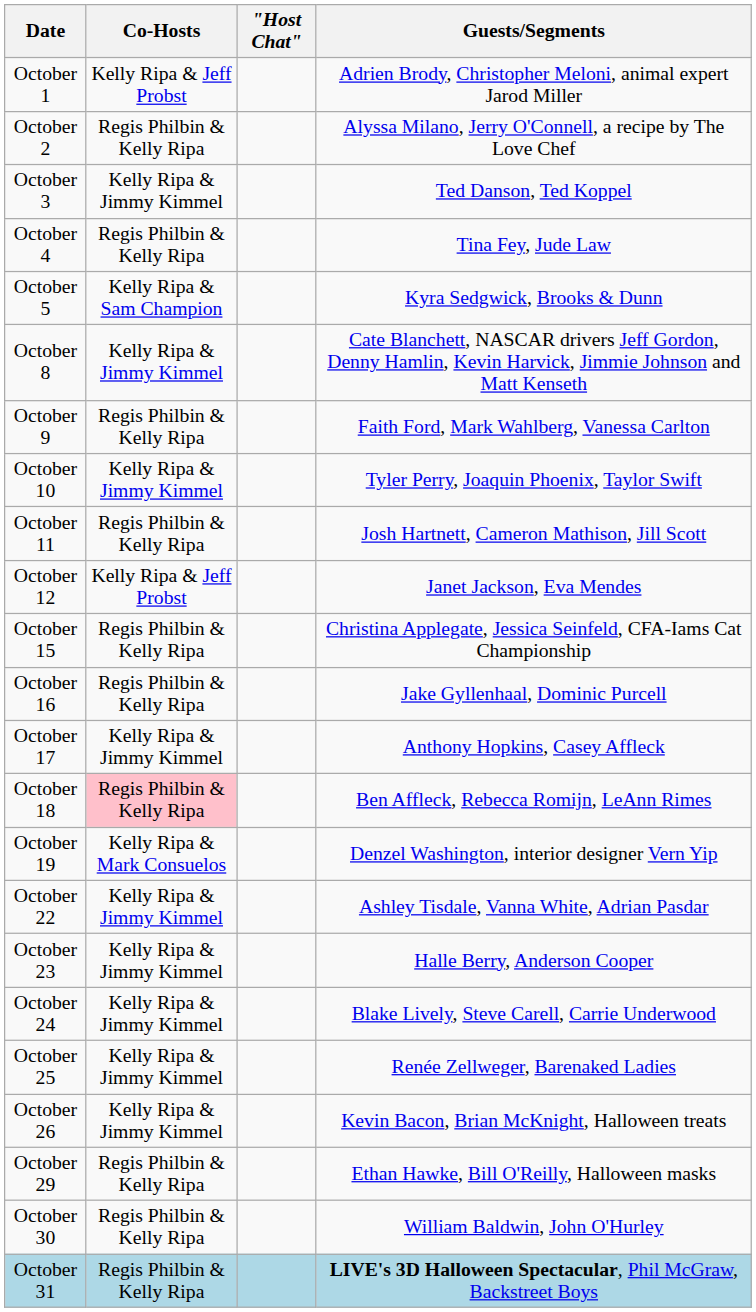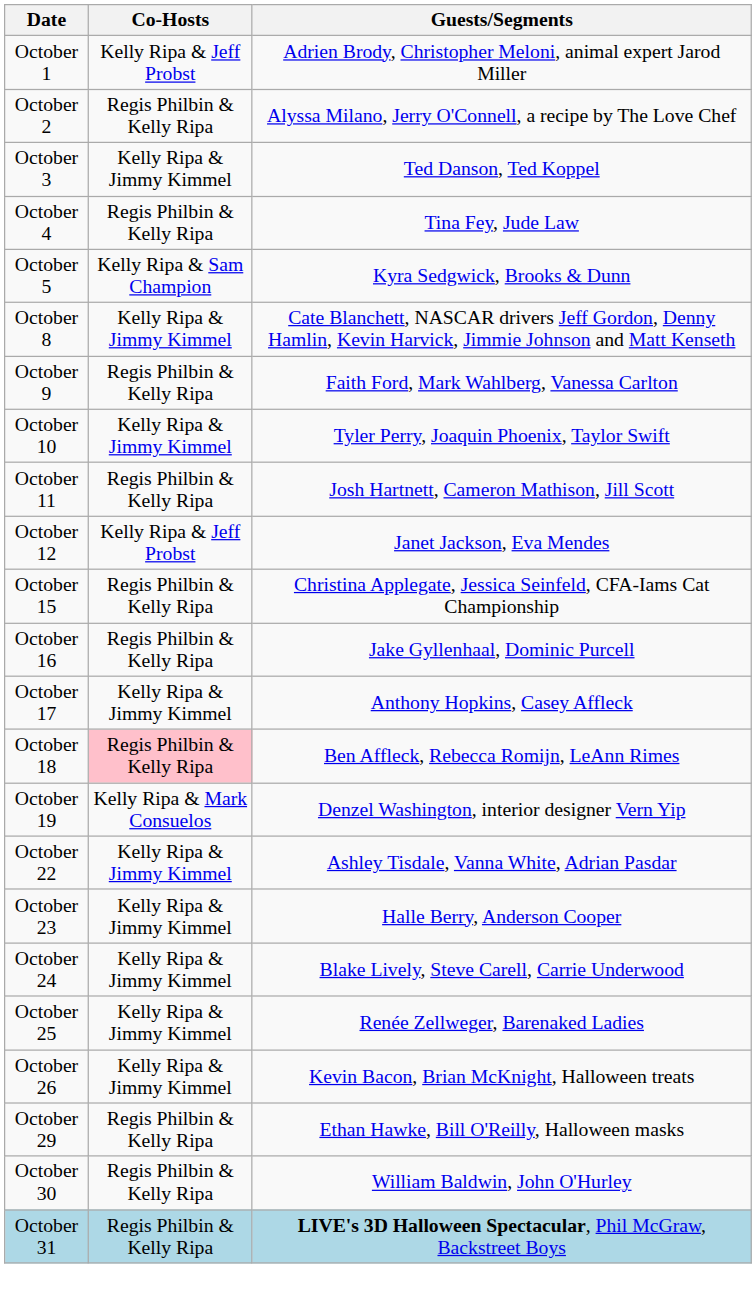- column: (277, 31)
